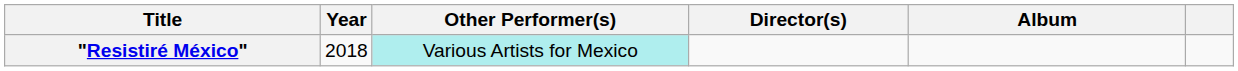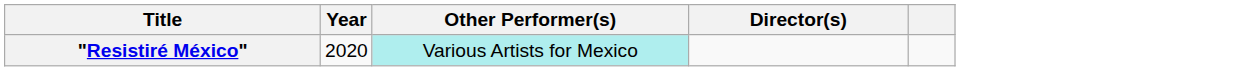- column: (1047, 19)
(346, 50) 2018 -> (346, 50) 2020
